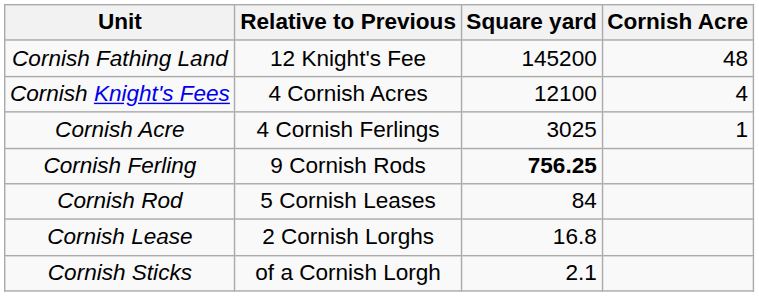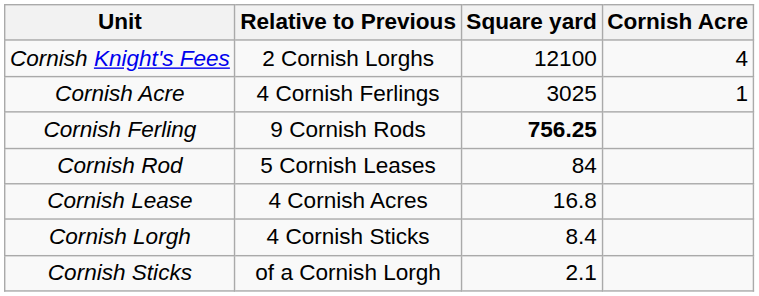- row: (120, 58)
(348, 93) 4 Cornish Acres -> (348, 58) 2 Cornish Lorghs
(348, 237) 2 Cornish Lorghs -> (348, 201) 4 Cornish Acres
+ row: (120, 237)
